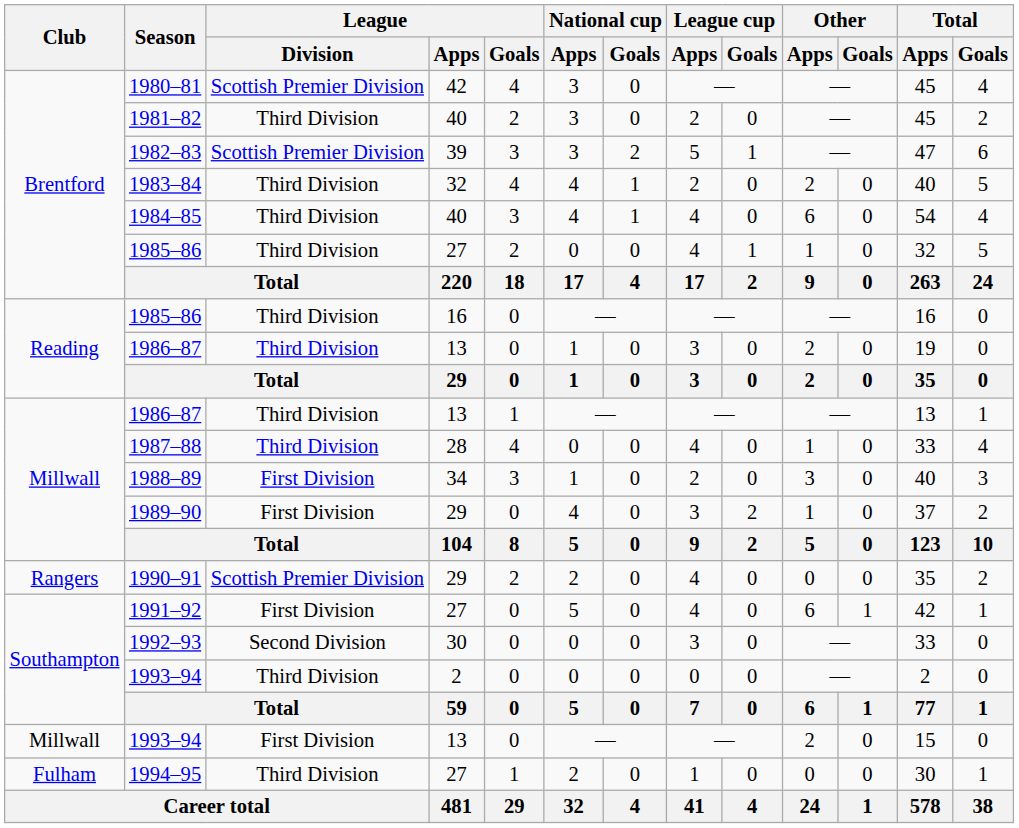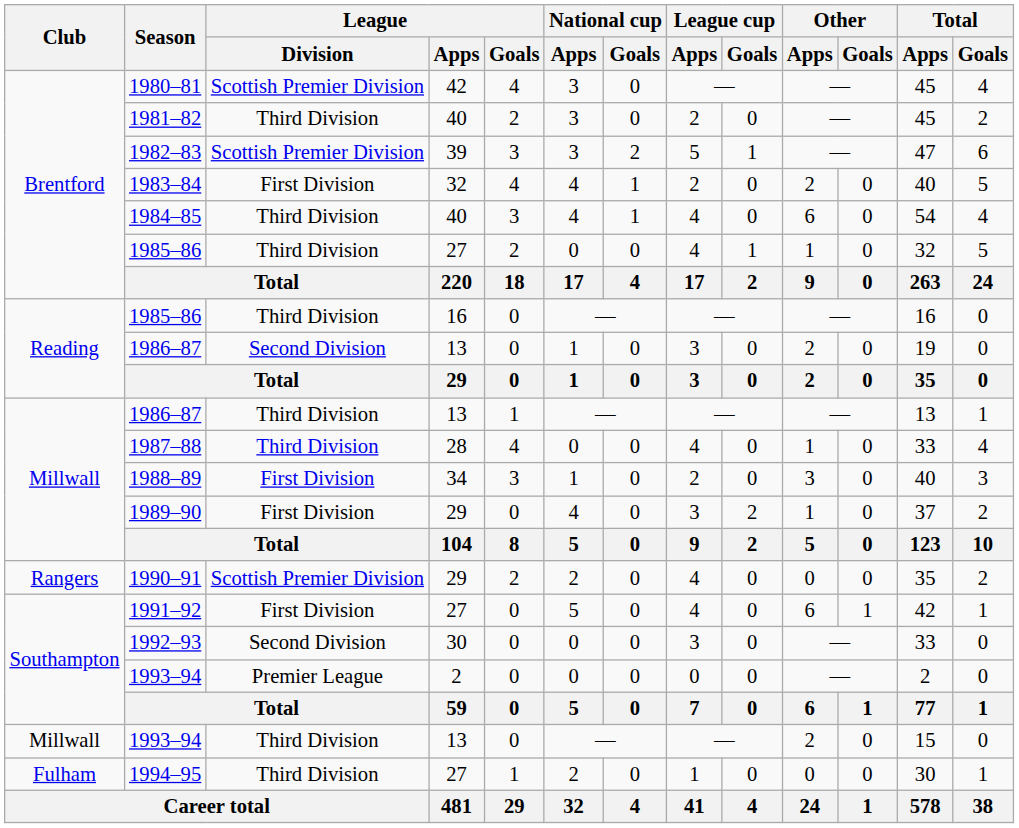(317, 184) Third Division -> (317, 184) First Division
(317, 348) Third Division -> (317, 348) Second Division
(317, 675) Third Division -> (317, 675) Premier League
(317, 741) First Division -> (317, 741) Third Division
